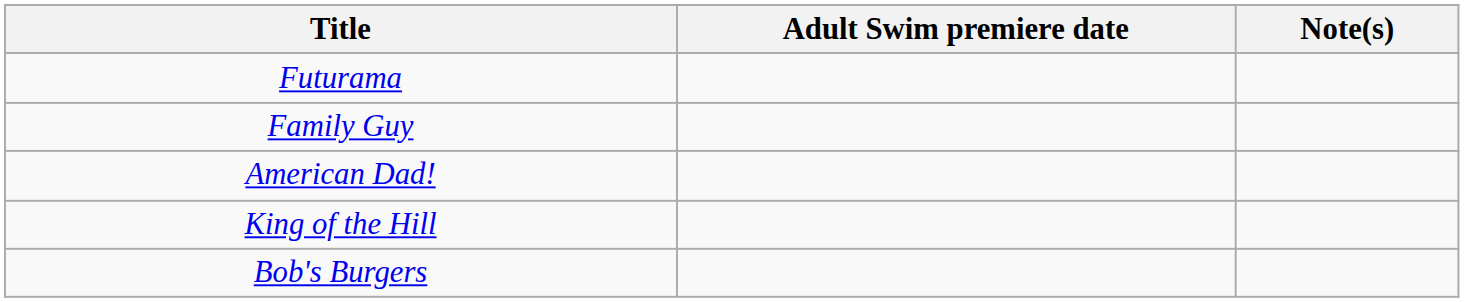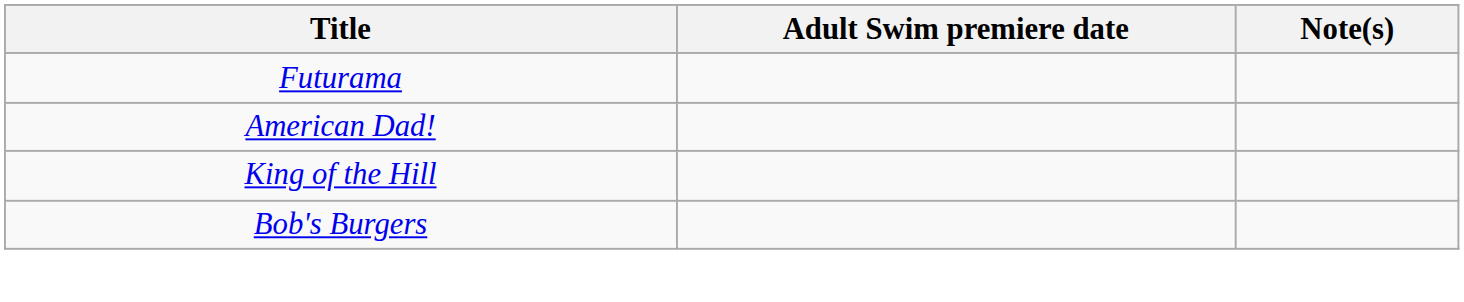- row: (341, 126)
